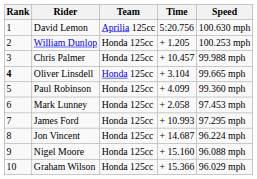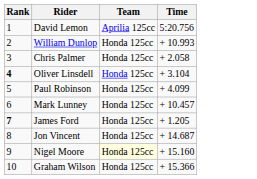- column: (225, 12)
(175, 43) + 1.205 -> (177, 43) + 10.993
(177, 58) + 10.457 -> (175, 58) + 2.058
(175, 105) + 2.058 -> (177, 105) + 10.457
(9, 120) normal -> (9, 120) bold
(177, 120) + 10.993 -> (175, 120) + 1.205
(128, 151) no background -> (128, 151) lightyellow background
